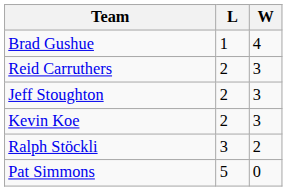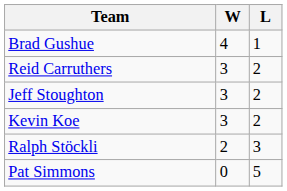columns swapped: (266, 17) <-> (233, 17)
